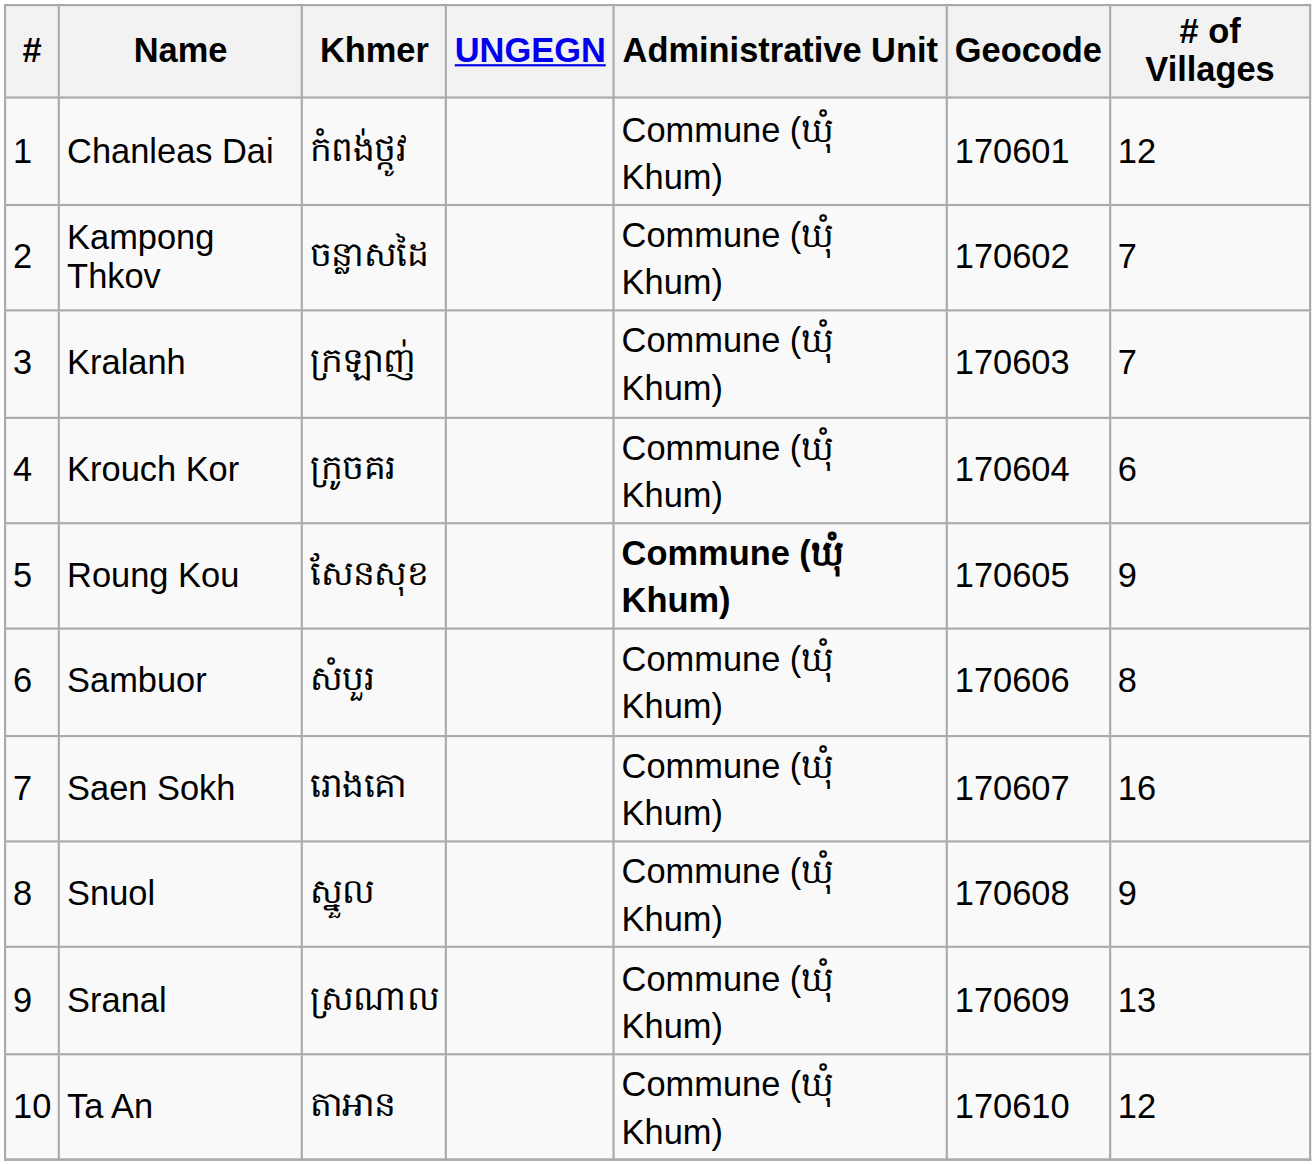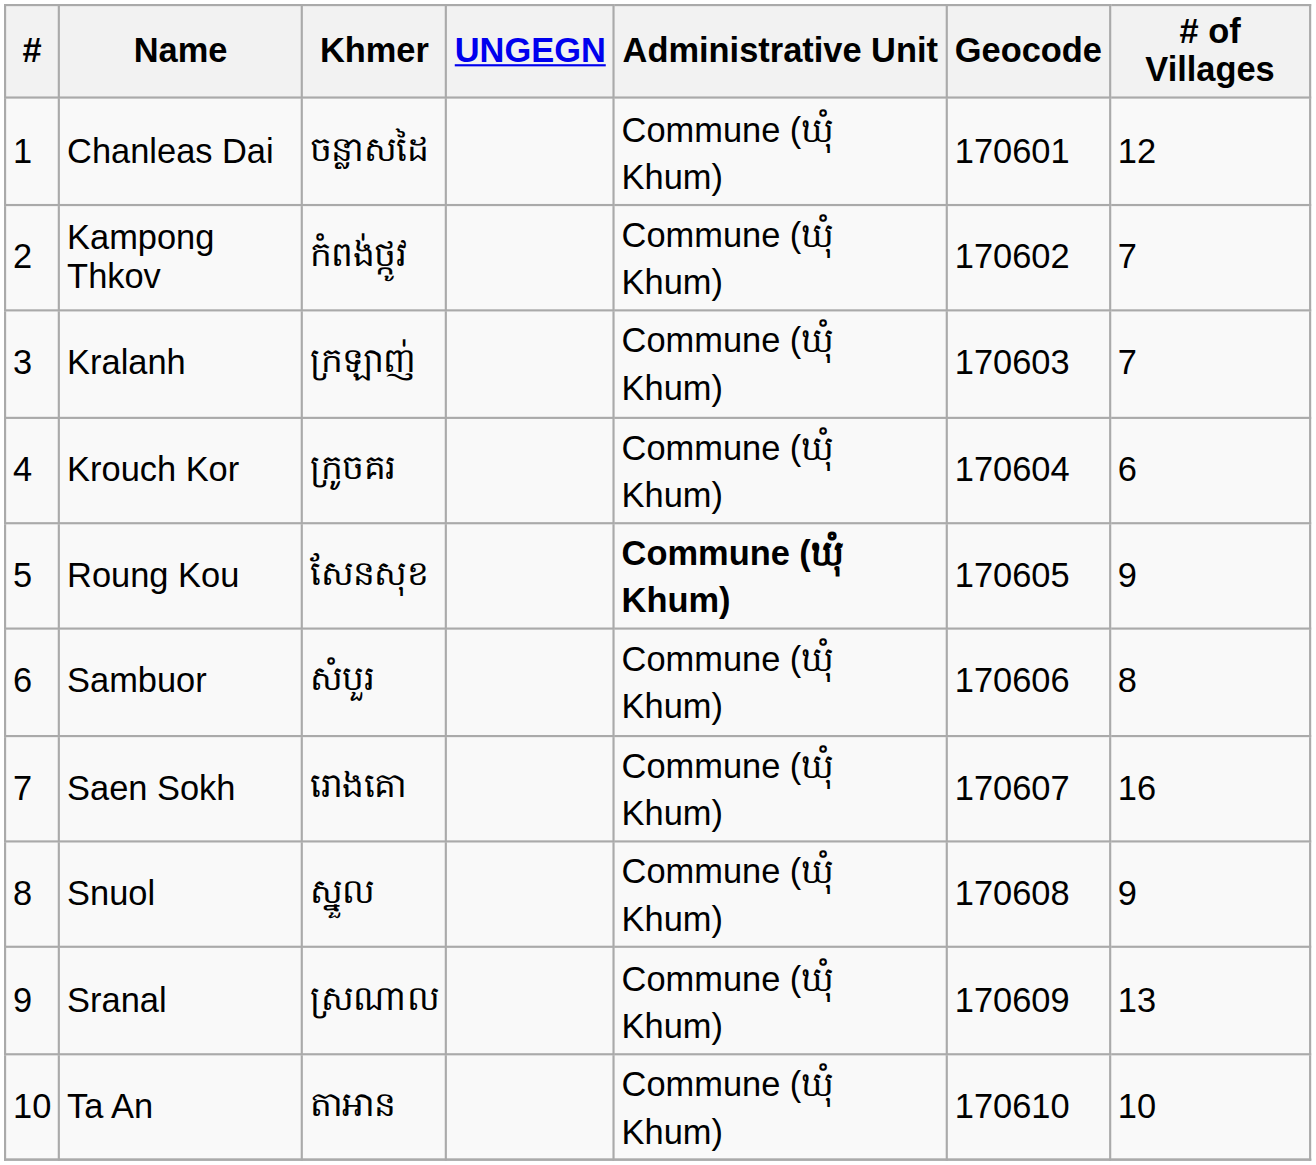(358, 148) កំពង់ថ្កូវ -> (369, 148) ចន្លាសដៃ
(369, 254) ចន្លាសដៃ -> (358, 254) កំពង់ថ្កូវ
(1137, 1106) 12 -> (1137, 1106) 10
